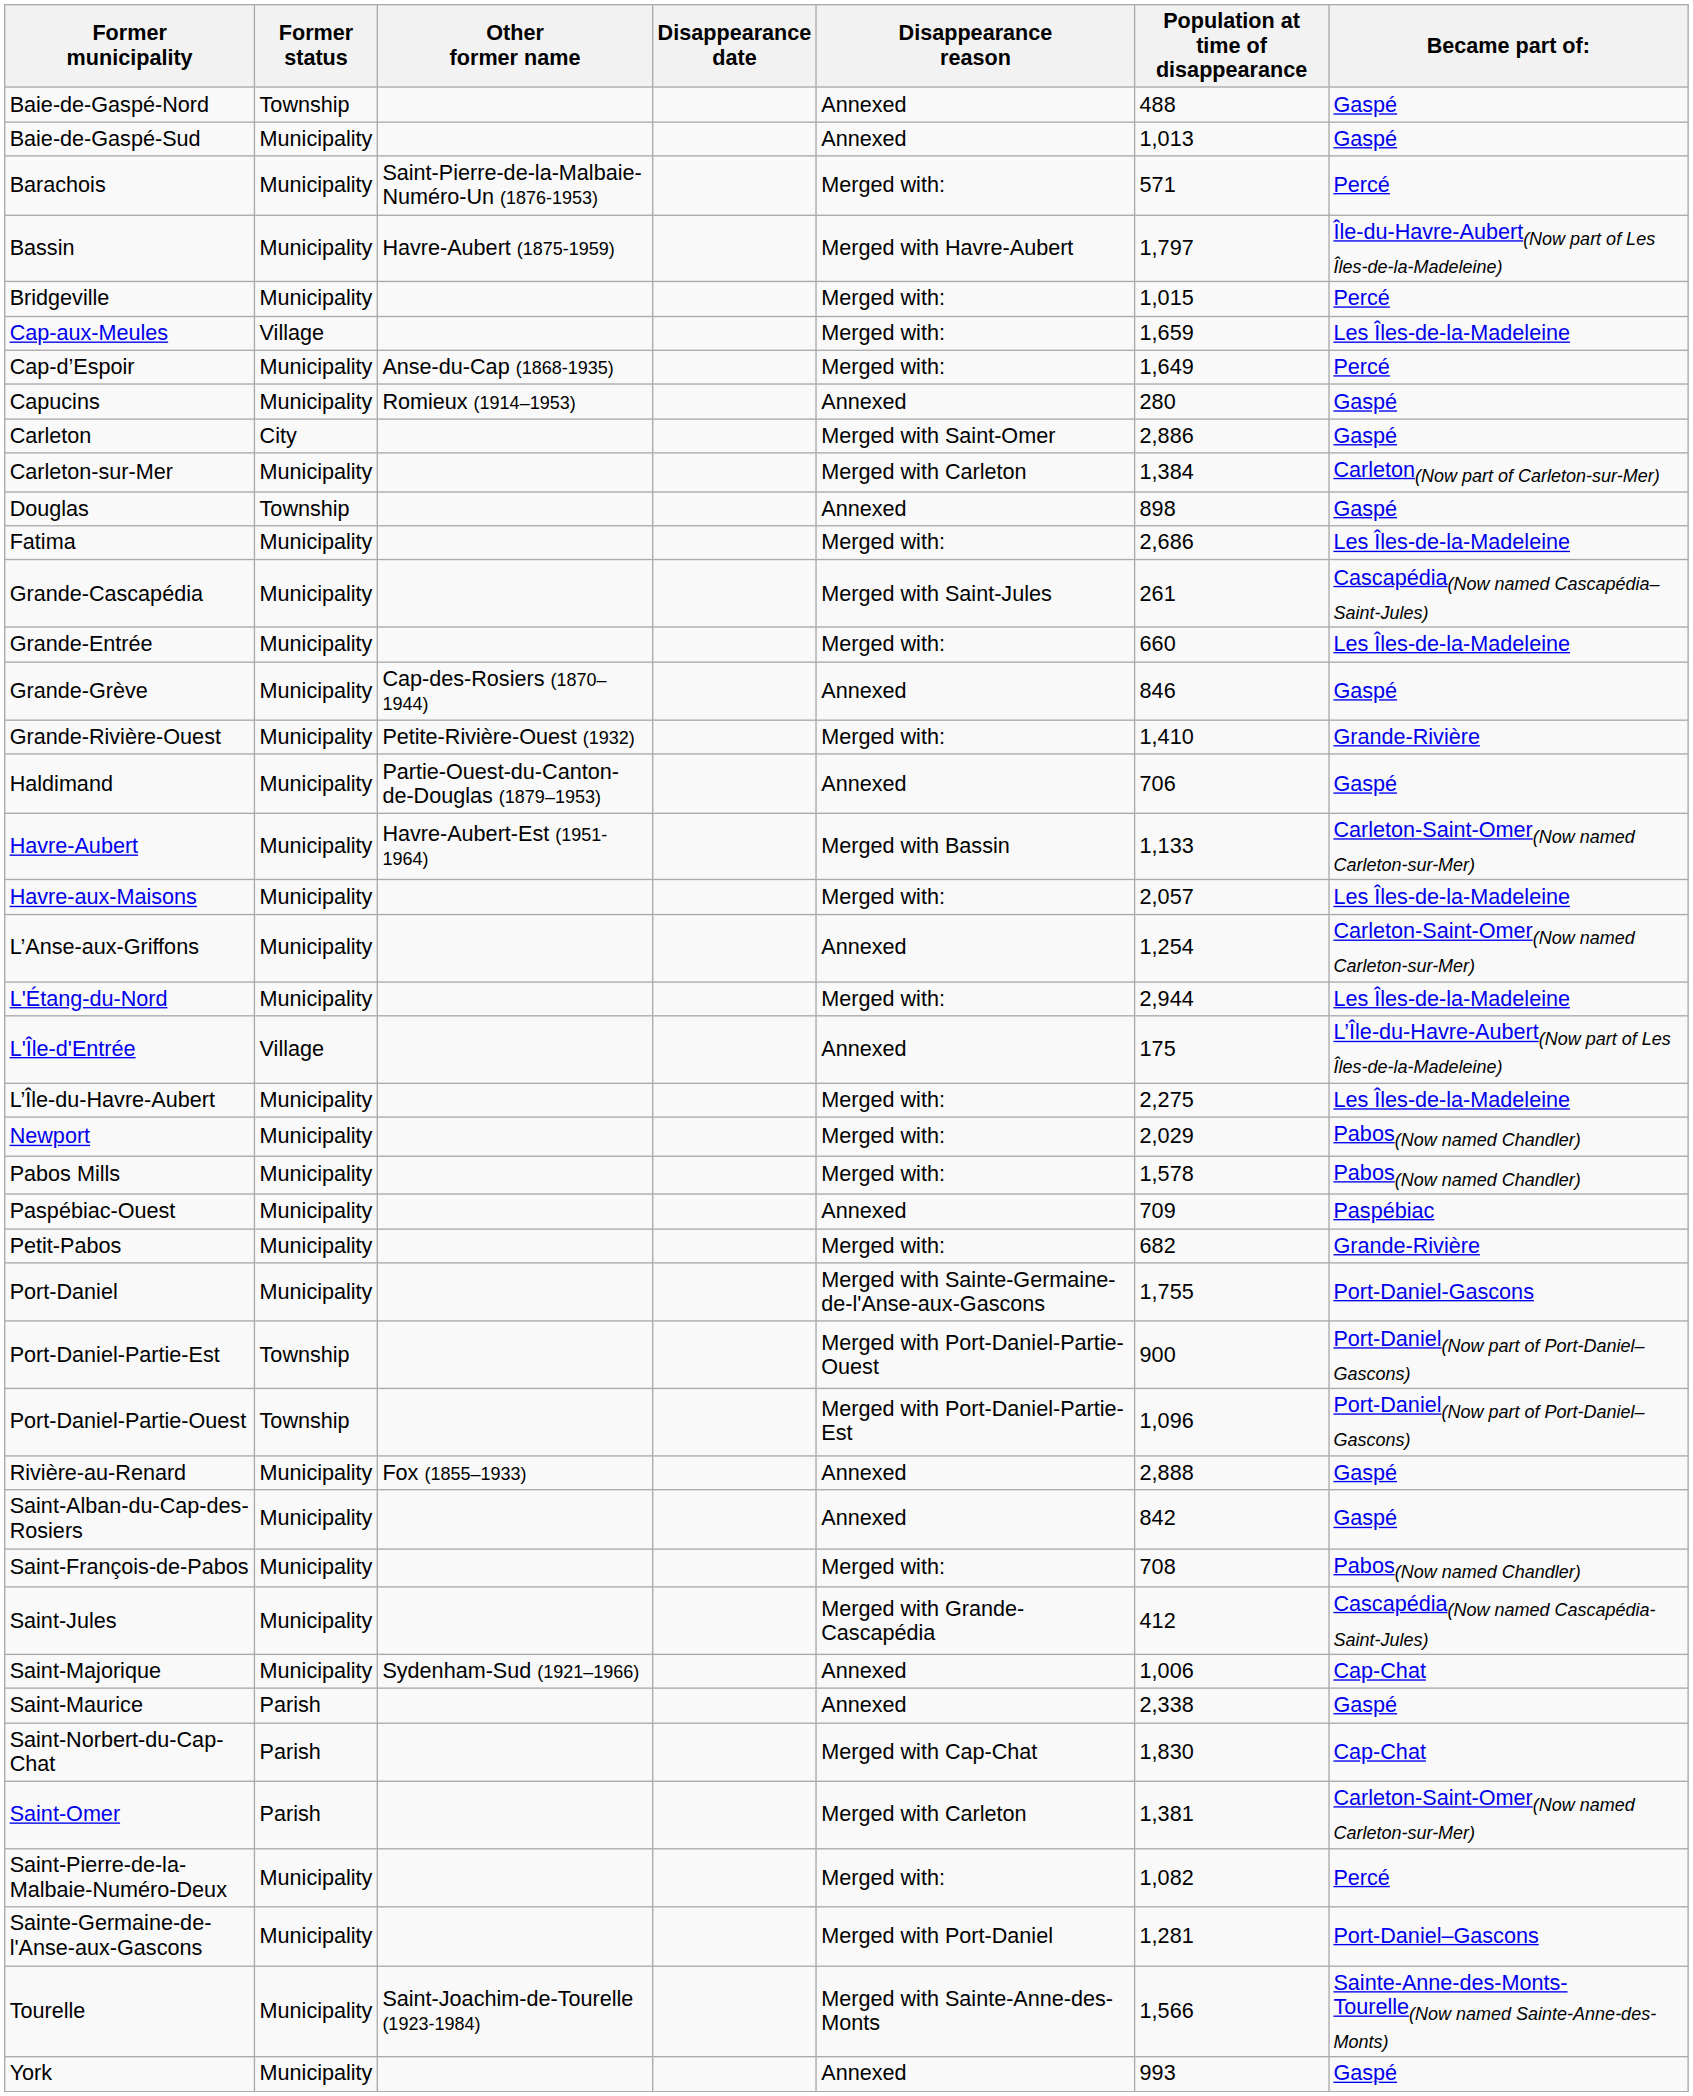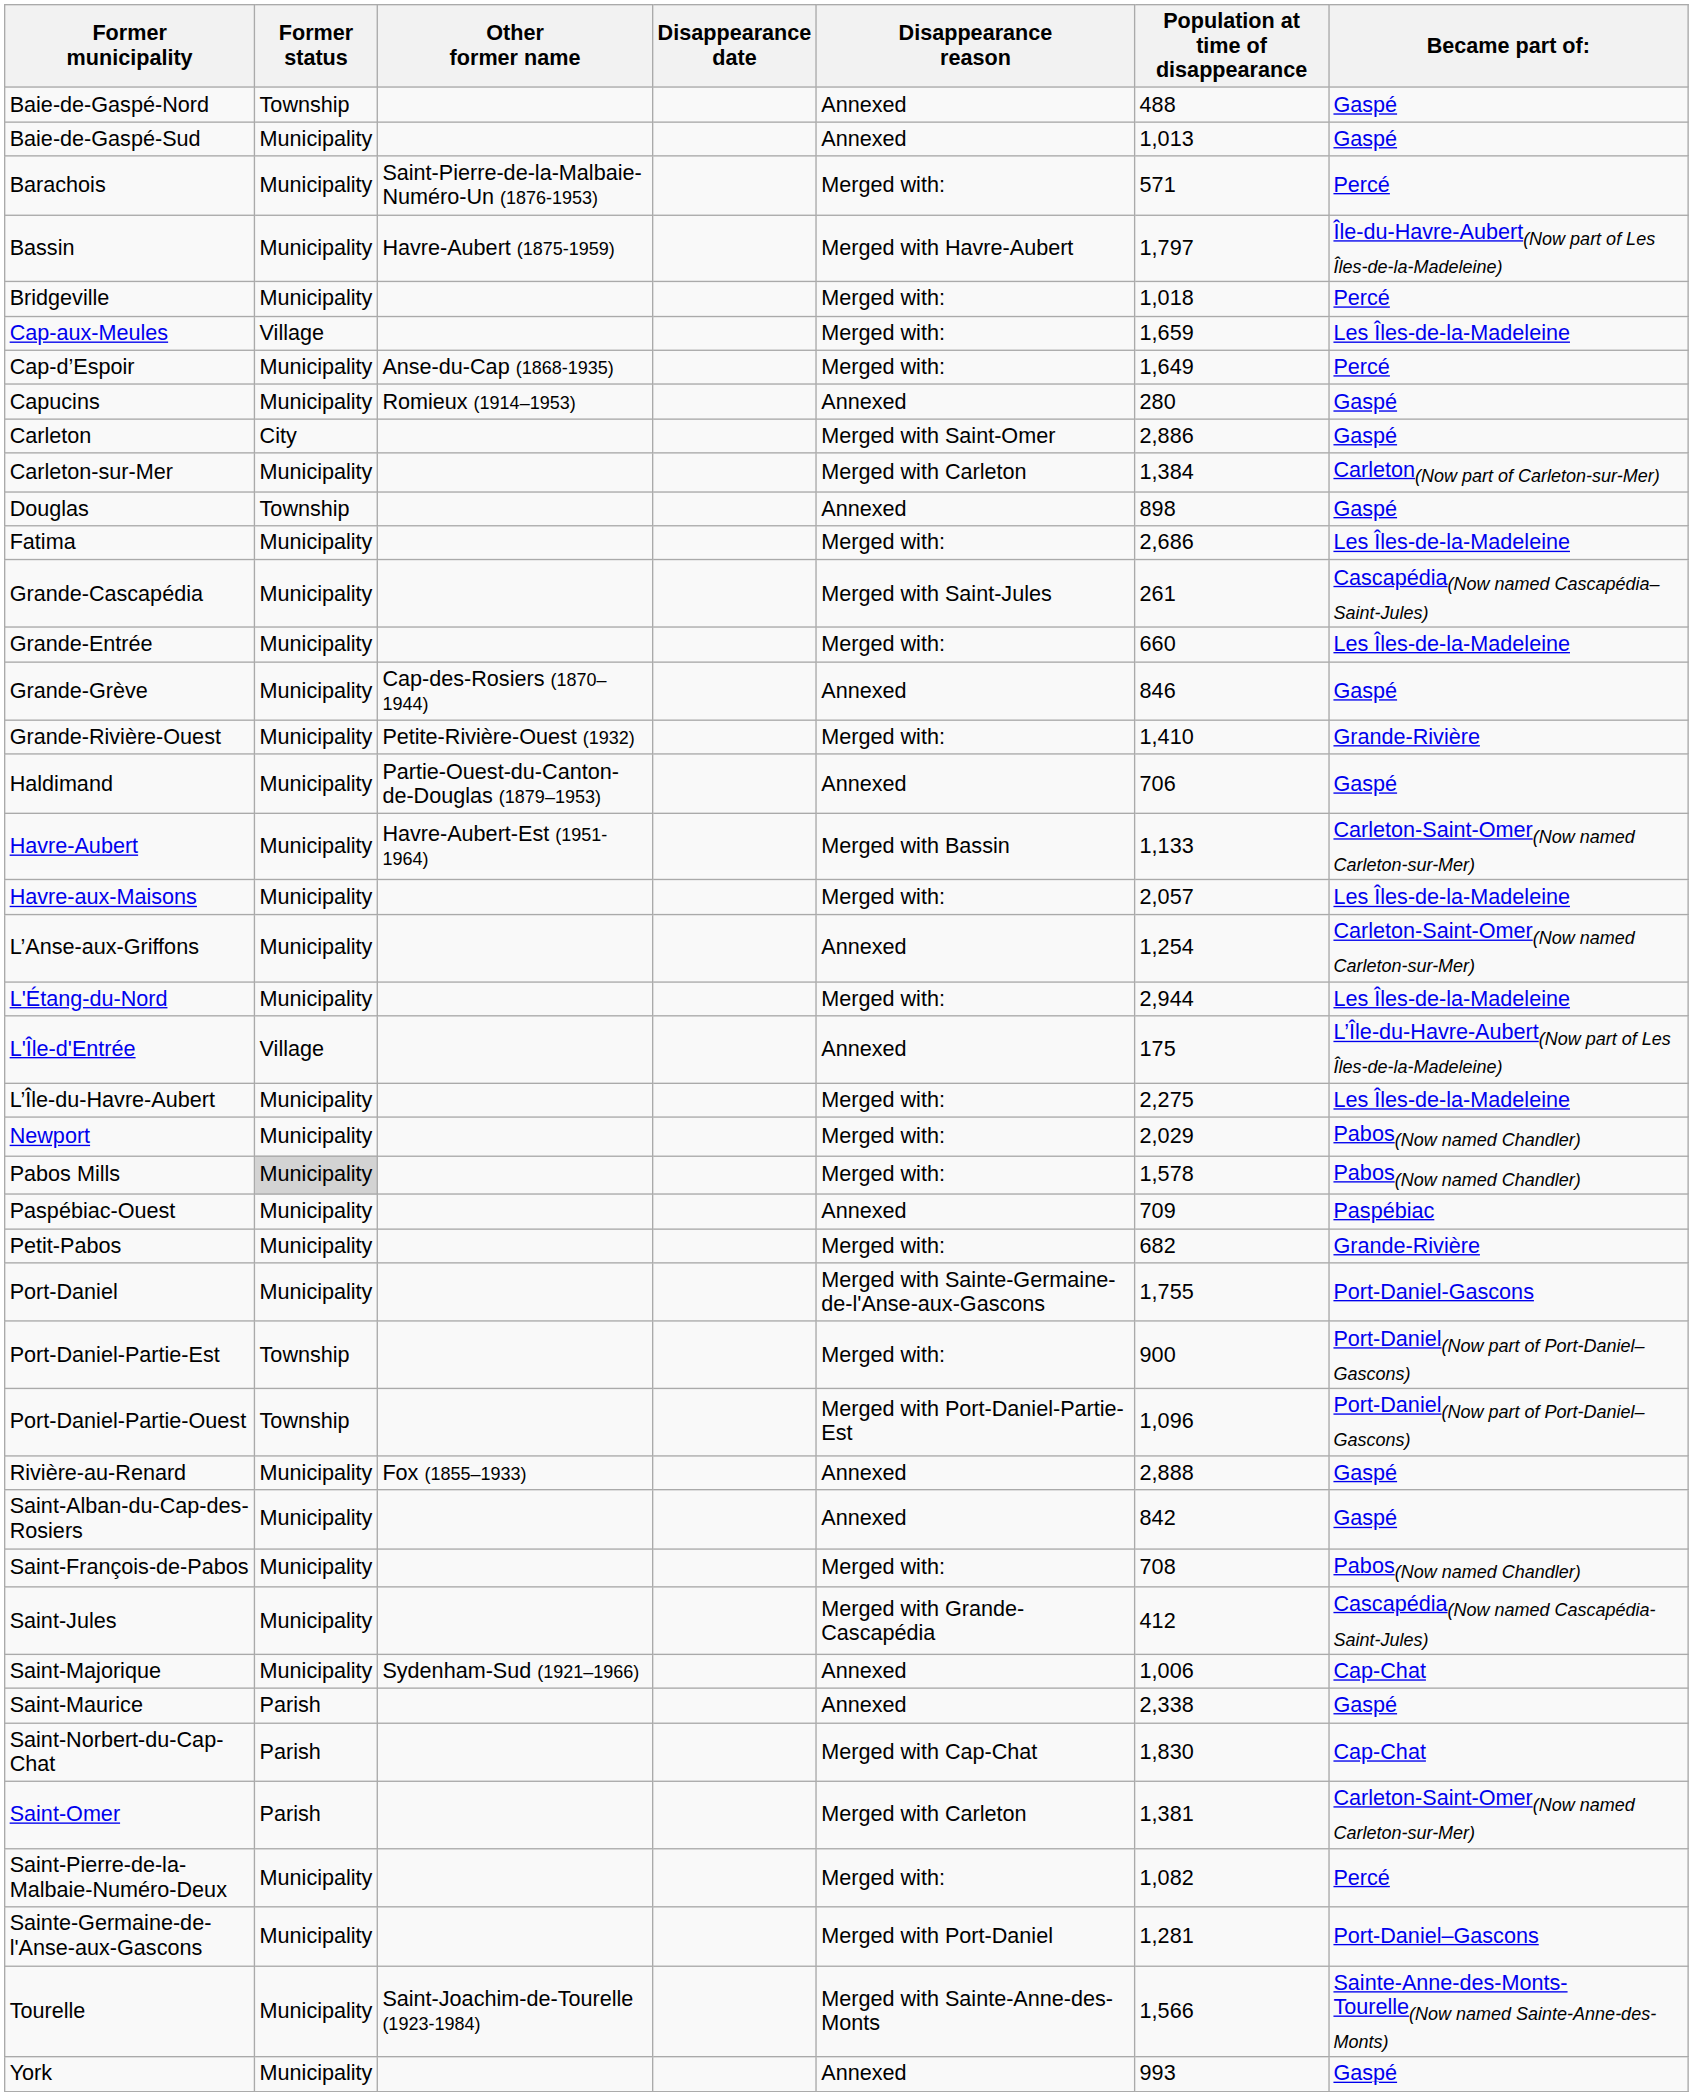(1167, 298) 1,015 -> (1167, 298) 1,018
(316, 1174) no background -> (316, 1174) lightgrey background
(973, 1354) Merged with Port-Daniel-Partie-Ouest -> (883, 1354) Merged with:
